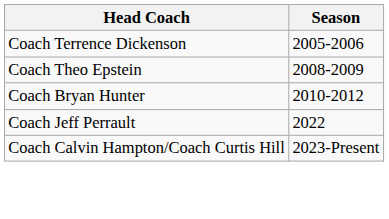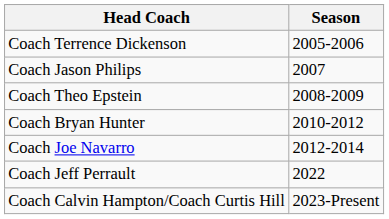+ row: (75, 69)
+ row: (71, 148)
